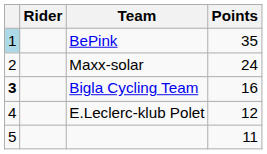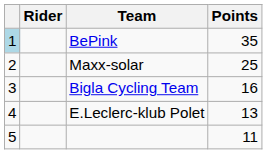(249, 64) 24 -> (249, 64) 25
(12, 88) bold -> (12, 88) normal
(249, 112) 12 -> (249, 112) 13
